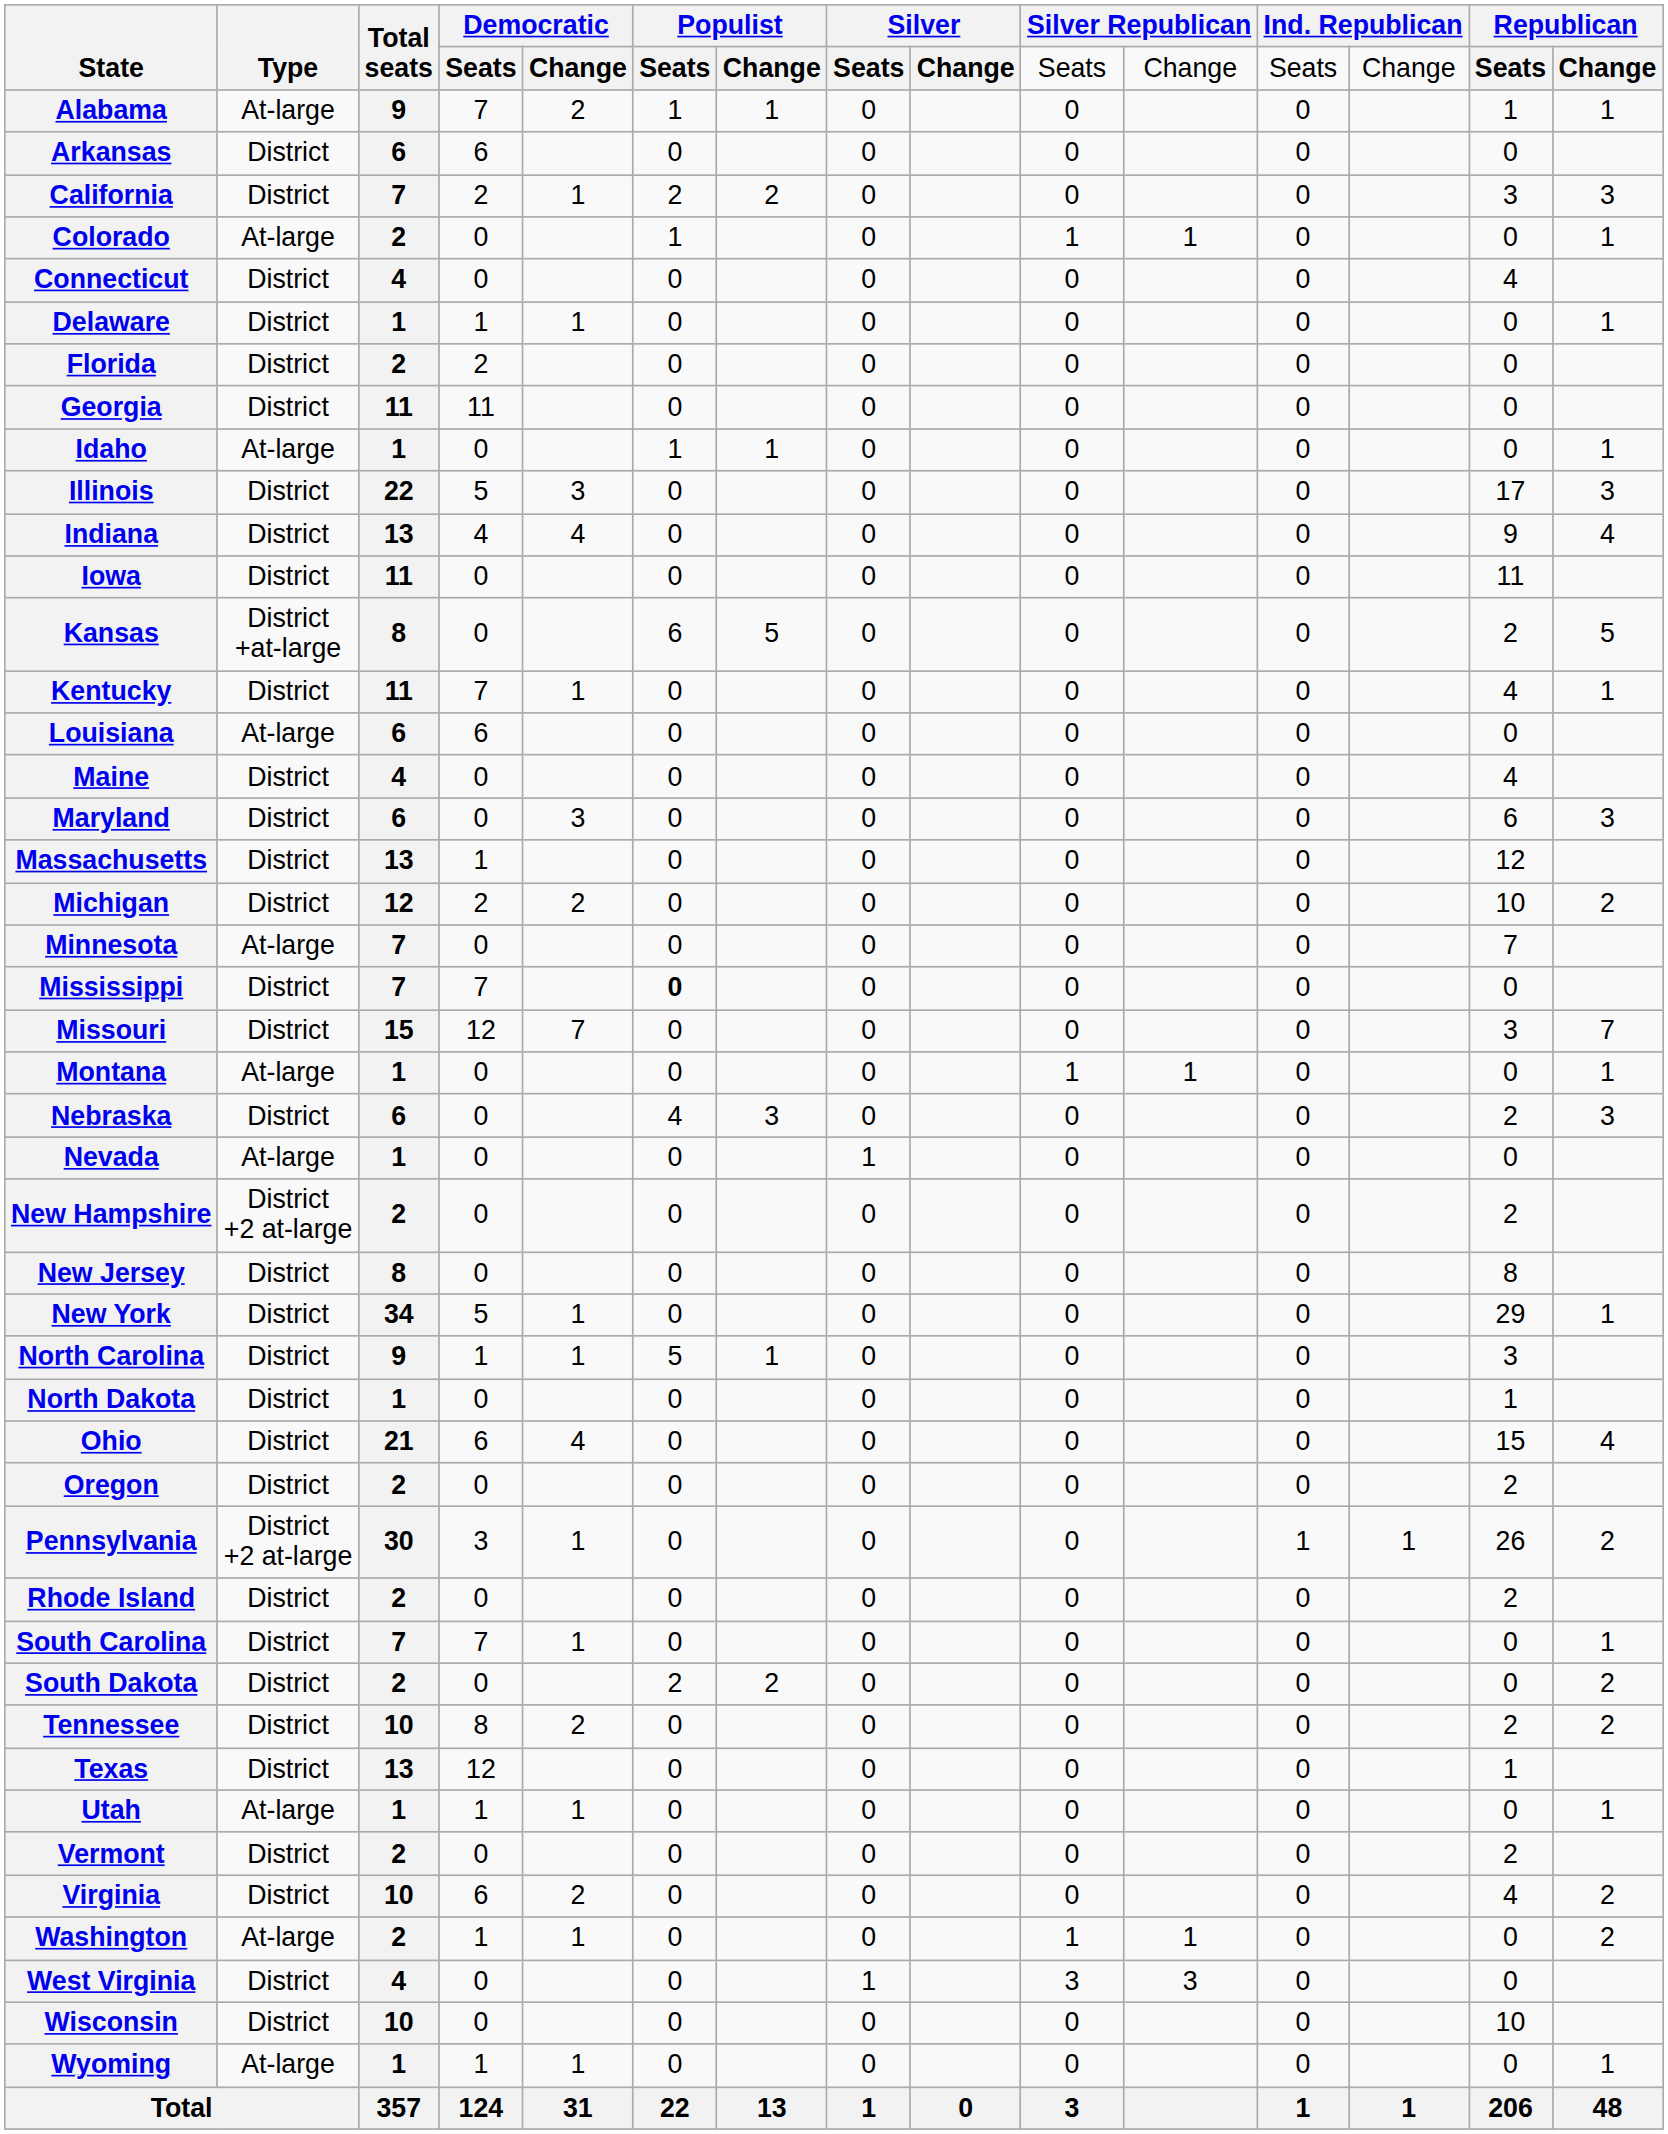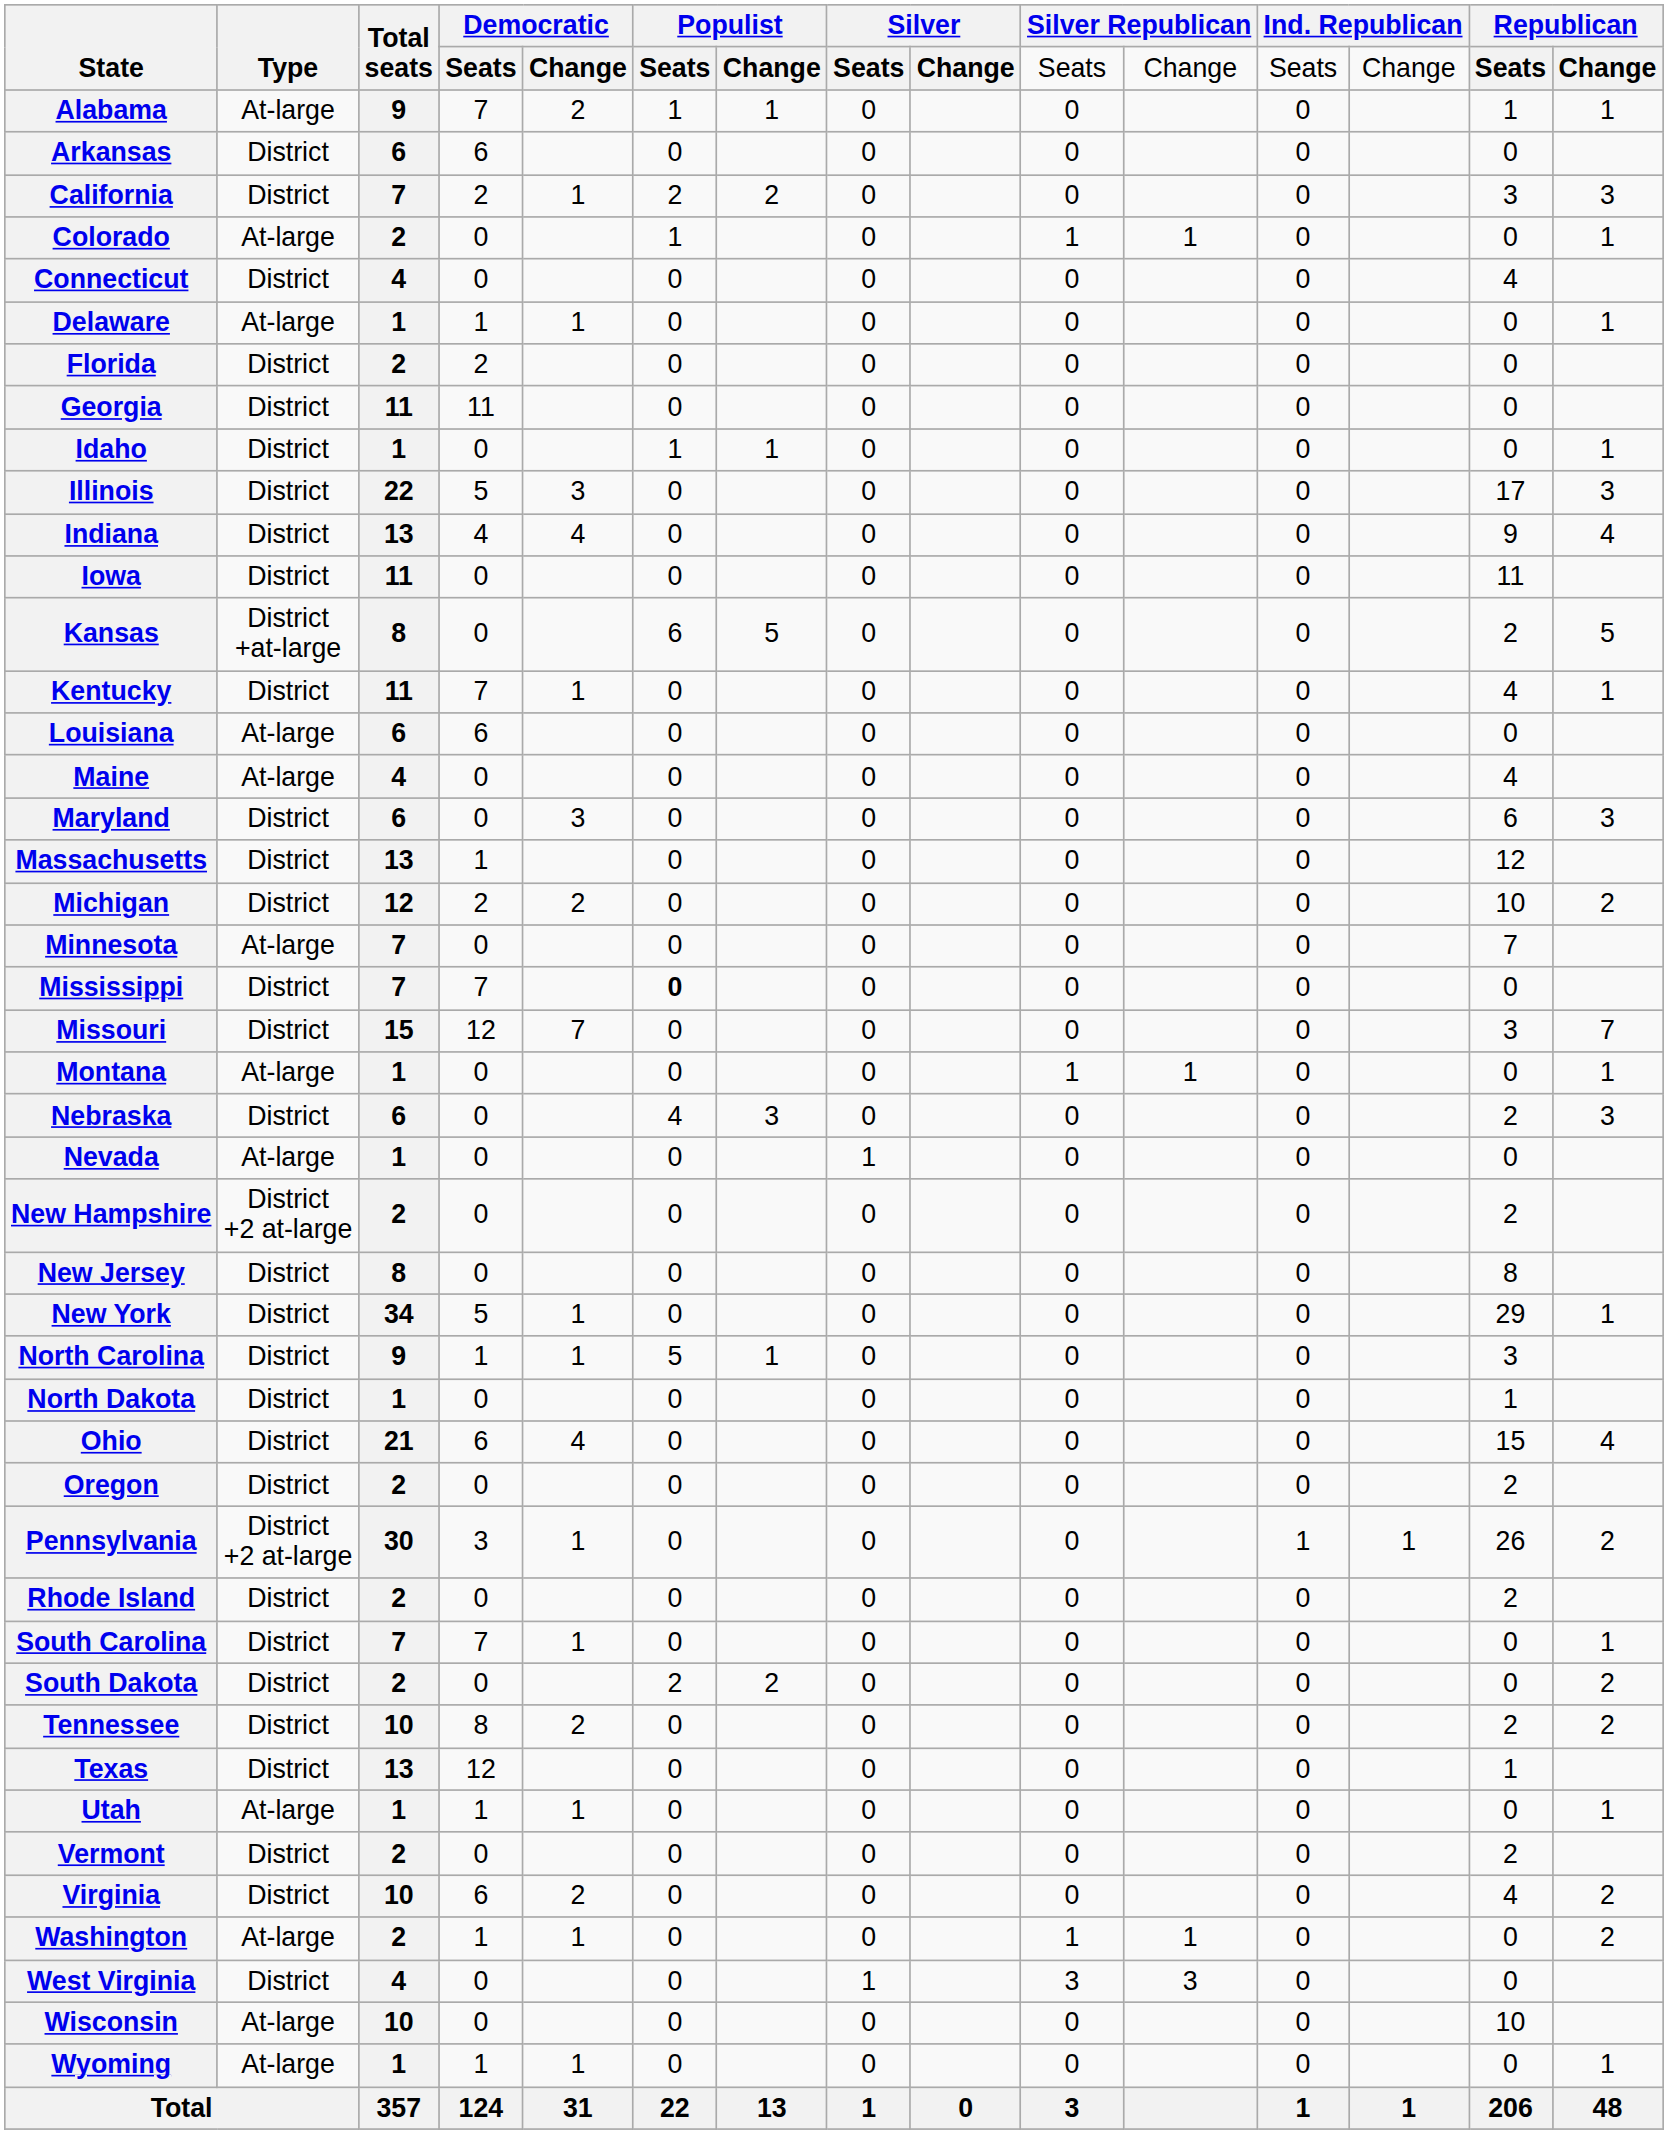(288, 322) District -> (288, 322) At-large
(288, 449) At-large -> (288, 449) District
(288, 776) District -> (288, 776) At-large
(288, 2022) District -> (288, 2022) At-large
